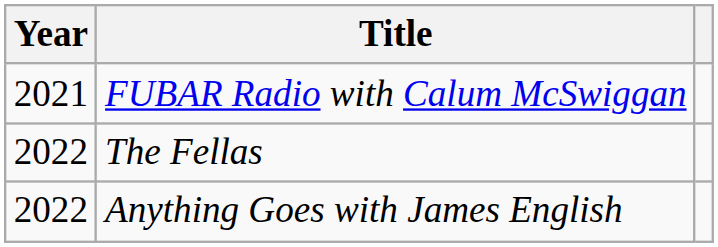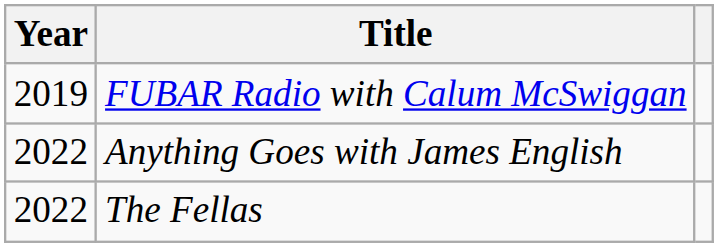(51, 92) 2021 -> (51, 92) 2019
rows swapped: (184, 151) <-> (364, 210)
